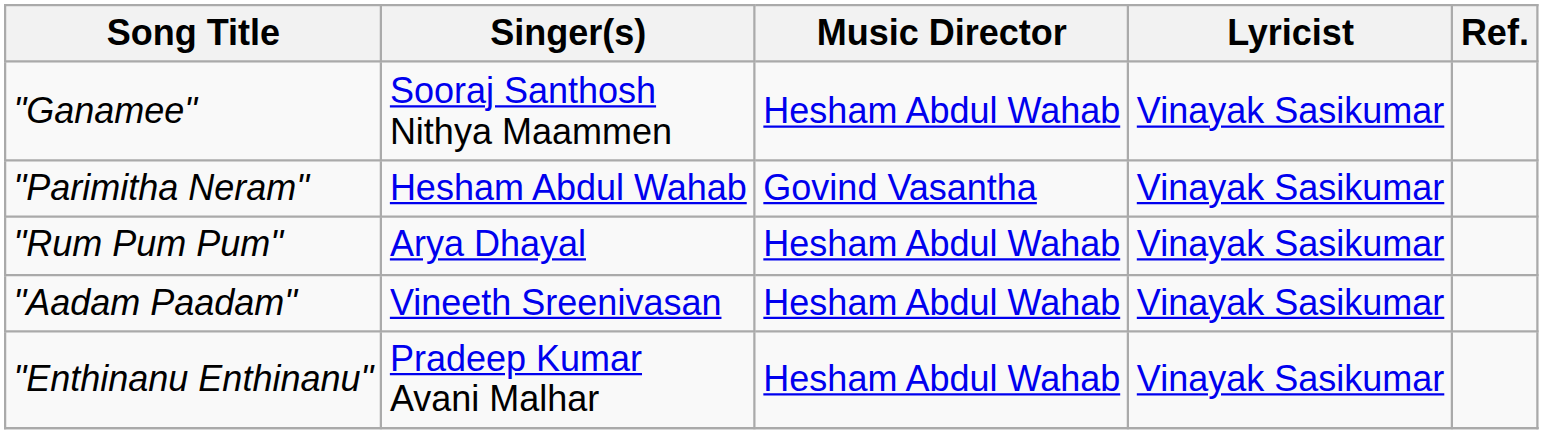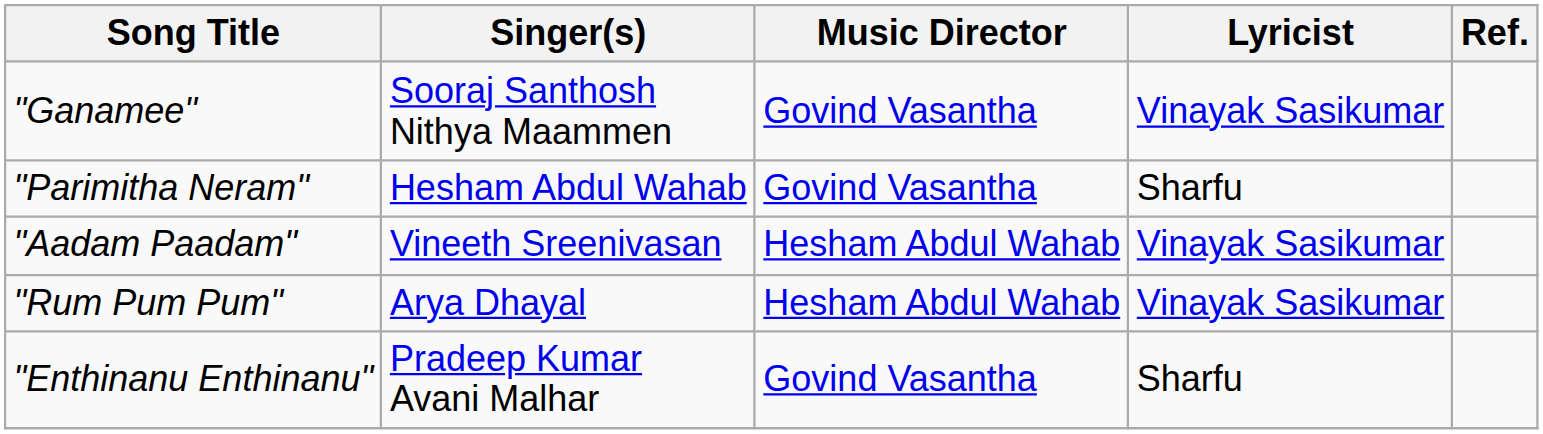(942, 110) Hesham Abdul Wahab -> (900, 110) Govind Vasantha
(1291, 187) Vinayak Sasikumar -> (1190, 187) Sharfu
rows swapped: (148, 244) <-> (155, 301)
(942, 379) Hesham Abdul Wahab -> (900, 379) Govind Vasantha
(1291, 379) Vinayak Sasikumar -> (1190, 379) Sharfu
